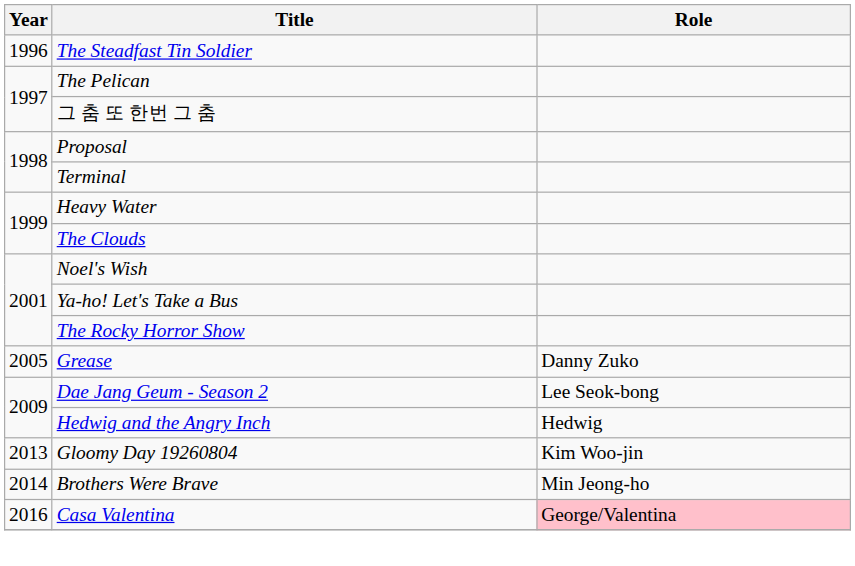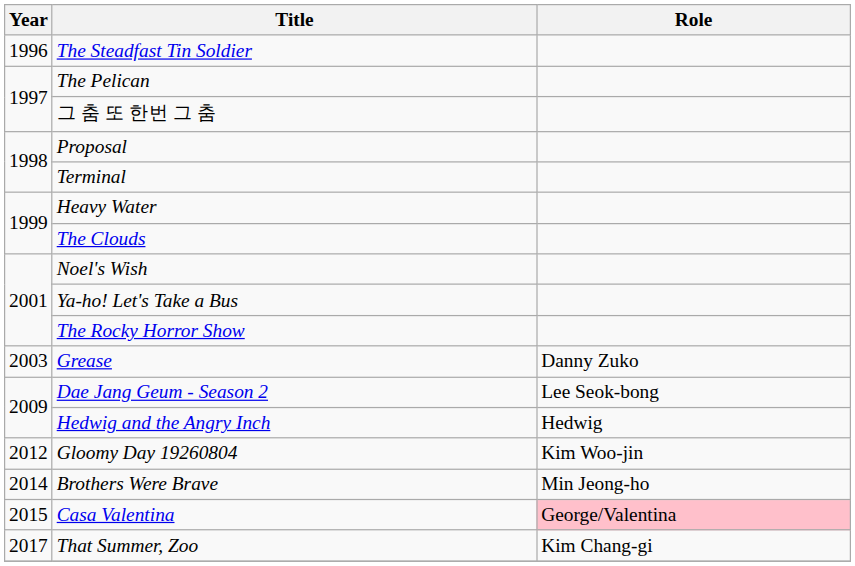(28, 361) 2005 -> (28, 361) 2003
(28, 453) 2013 -> (28, 453) 2012
(28, 514) 2016 -> (28, 514) 2015
+ row: (127, 545)
